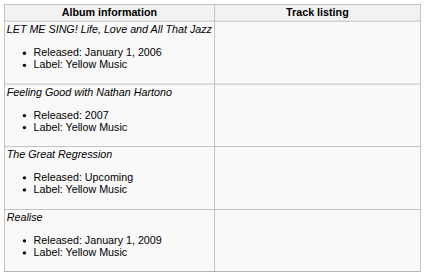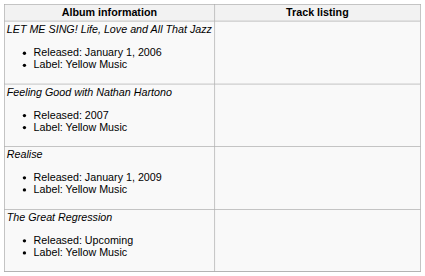rows swapped: (109, 235) <-> (109, 172)
